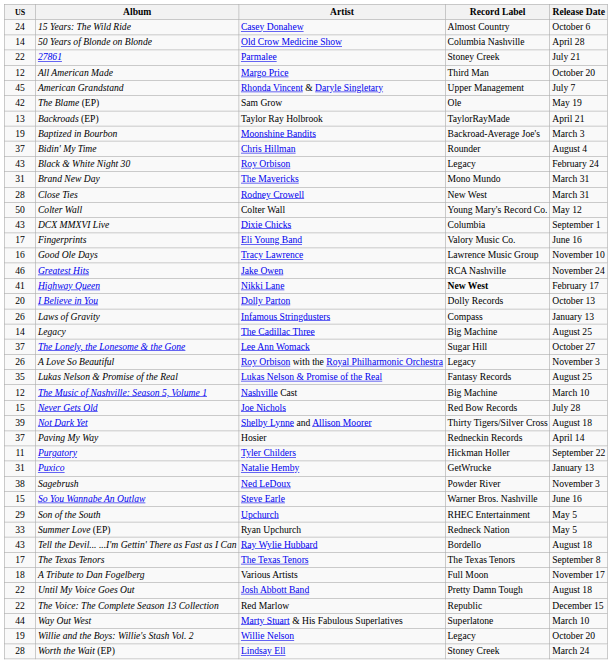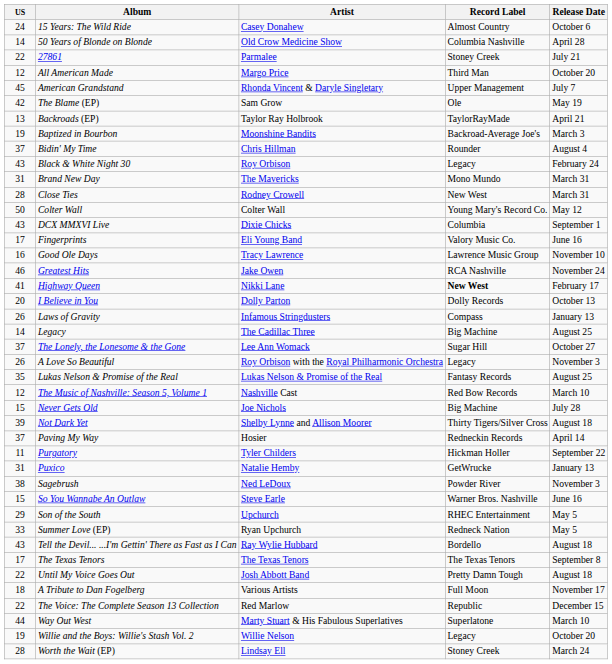(472, 392) Big Machine -> (482, 392) Red Bow Records
(482, 407) Red Bow Records -> (472, 407) Big Machine
rows swapped: (91, 575) <-> (86, 590)
